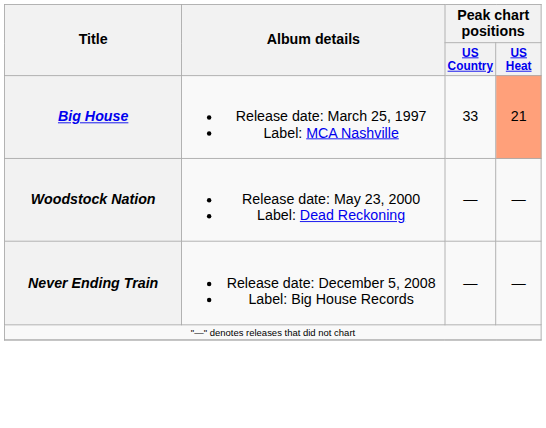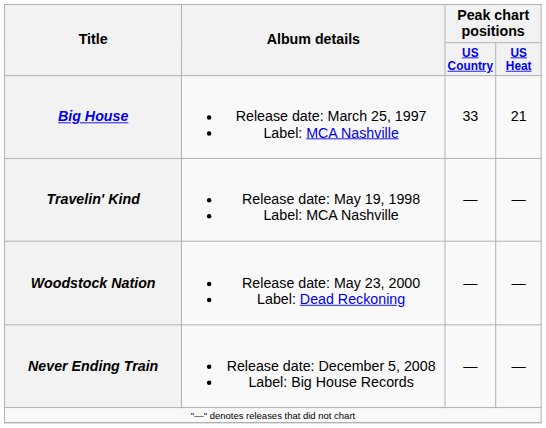(519, 116) lightsalmon background -> (519, 116) no background
+ row: (93, 200)
